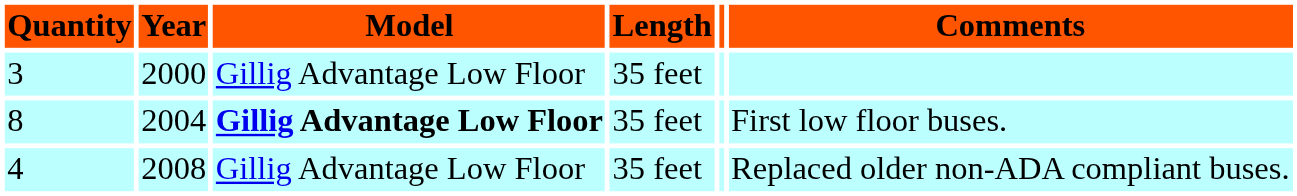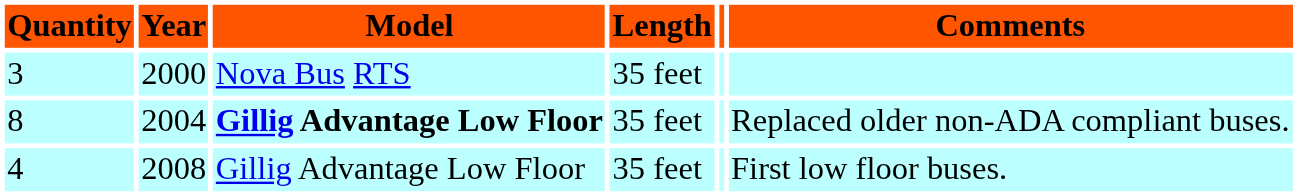(400, 73) Gillig Advantage Low Floor -> (313, 73) Nova Bus RTS
(869, 121) First low floor buses. -> (1010, 121) Replaced older non-ADA compliant buses.
(1010, 168) Replaced older non-ADA compliant buses. -> (869, 168) First low floor buses.
